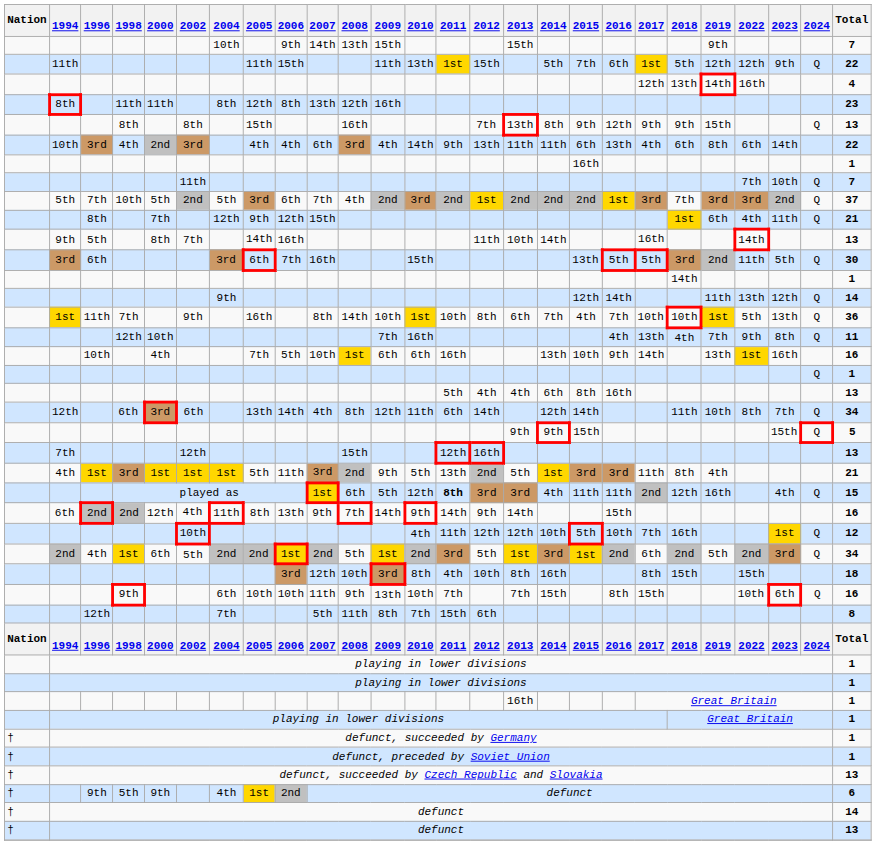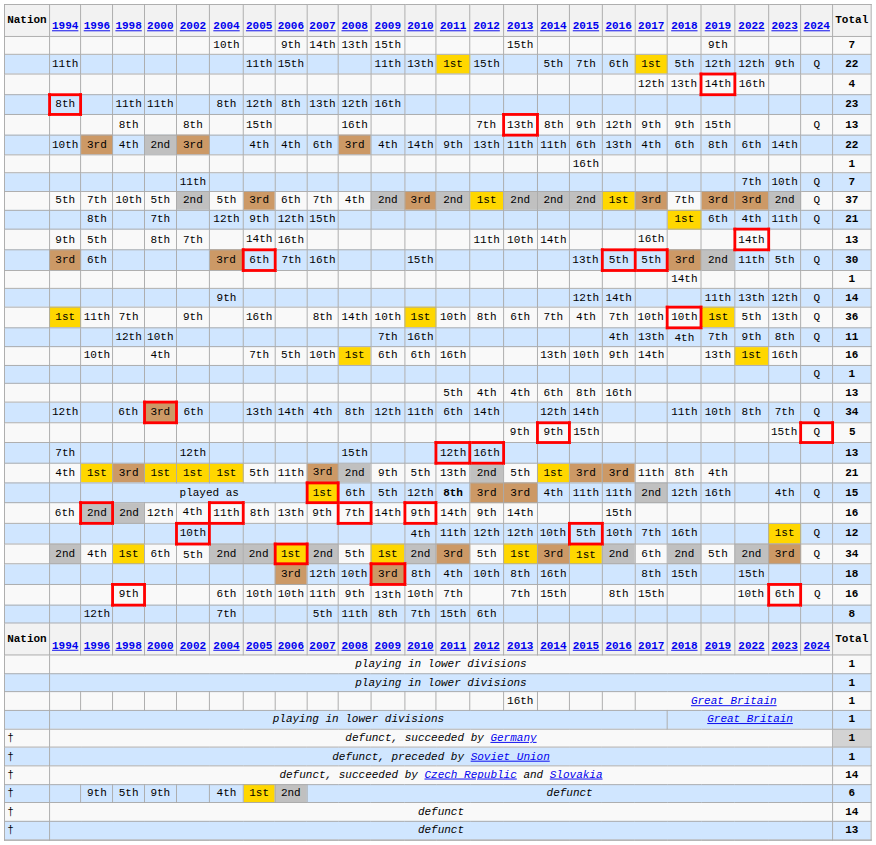(852, 738) no background -> (852, 738) lightgrey background
(852, 775) 13 -> (852, 775) 14
